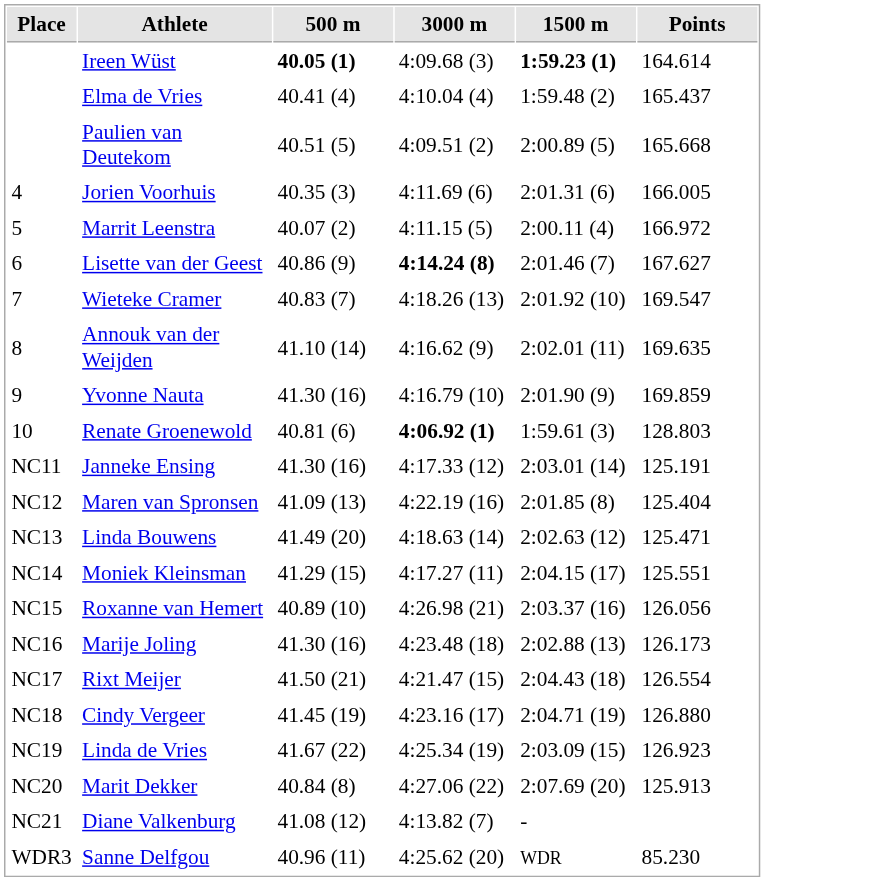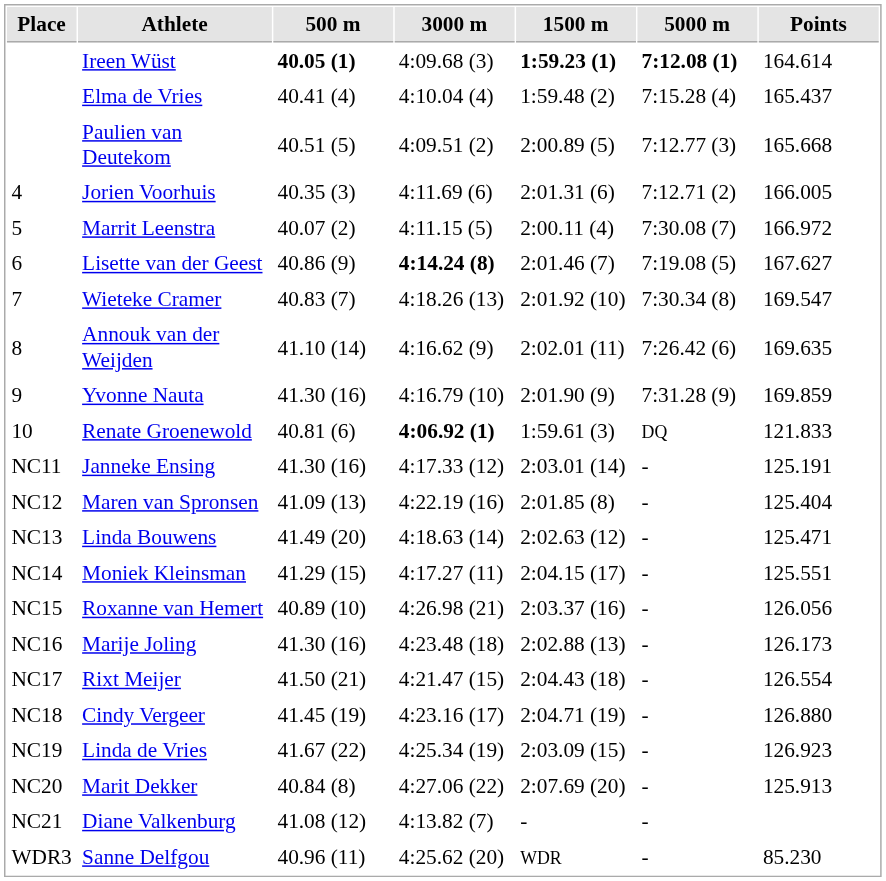+ column: (697, 23)
(676, 430) 128.803 -> (798, 430) 121.833
